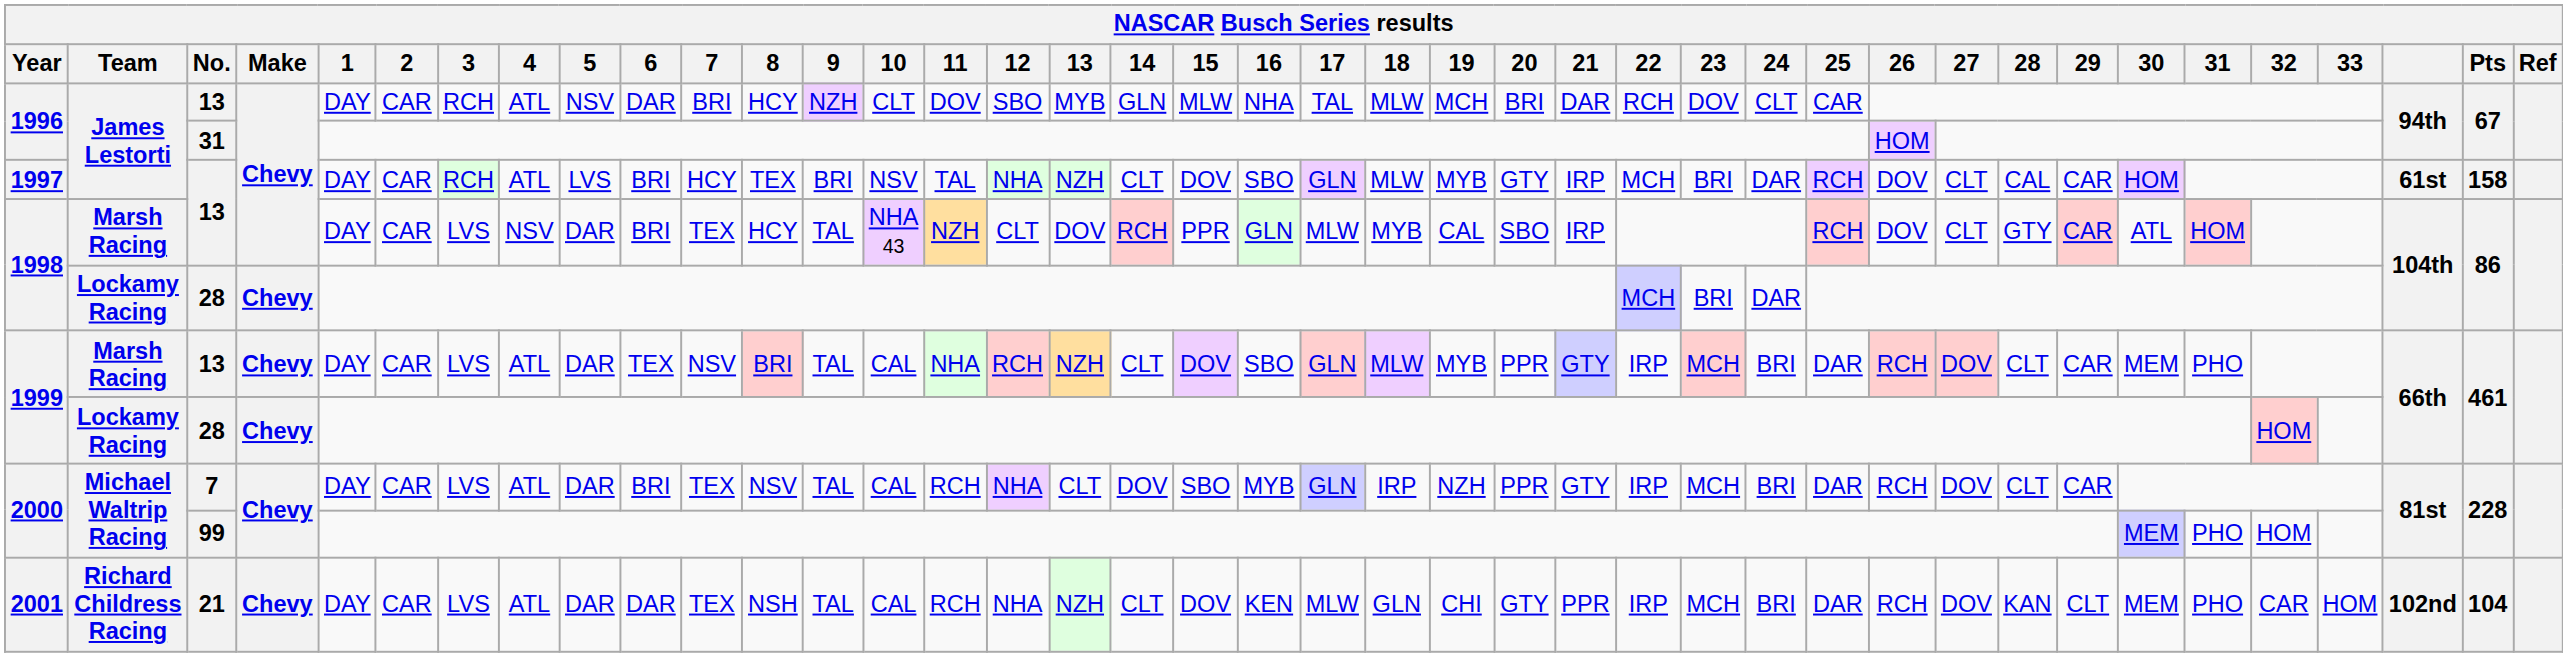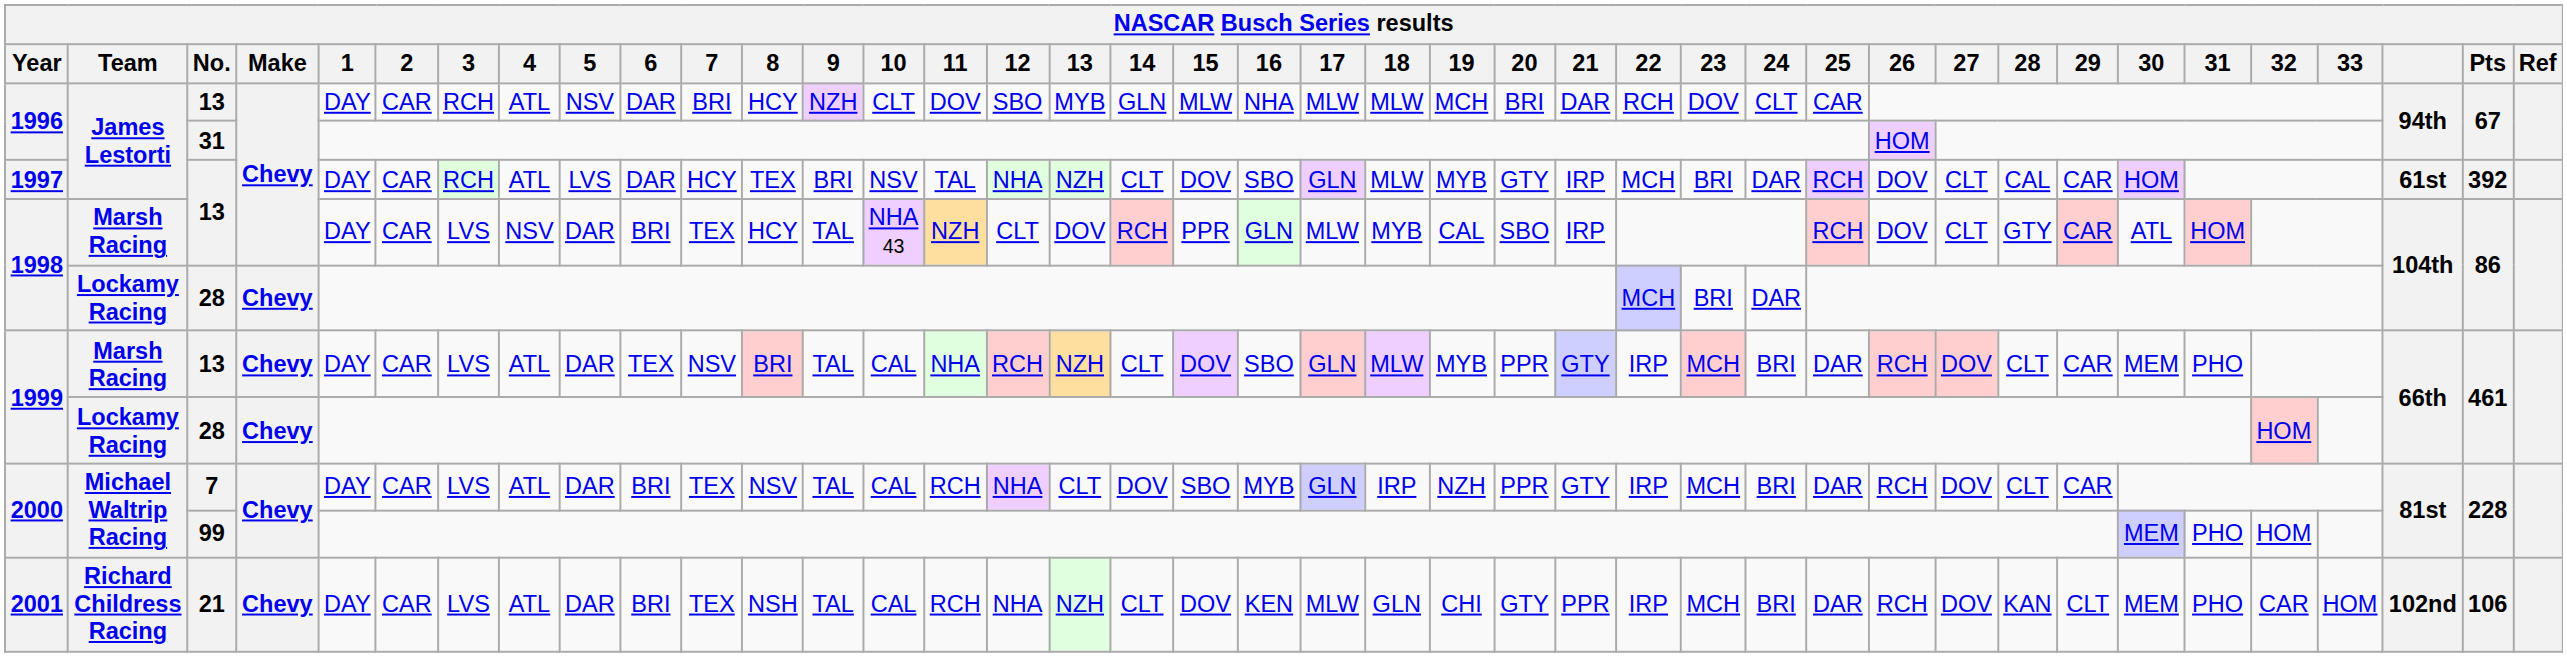(1332, 102) TAL -> (1332, 102) MLW
(651, 179) BRI -> (651, 179) DAR
(2488, 179) 158 -> (2488, 179) 392
(651, 604) DAR -> (651, 604) BRI
(2488, 604) 104 -> (2488, 604) 106
